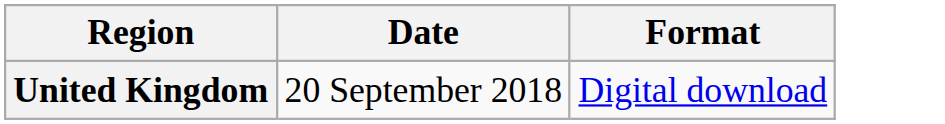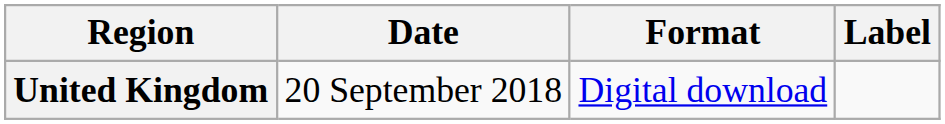+ column: (887, 32)
